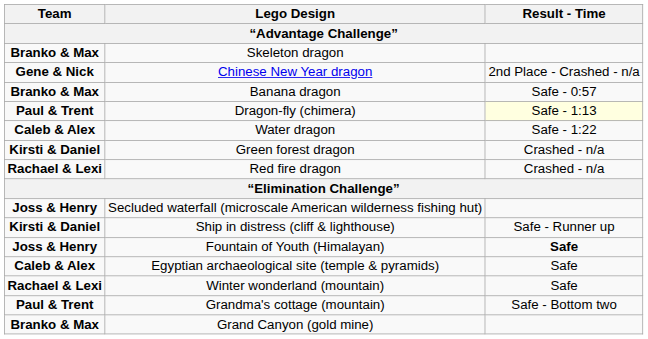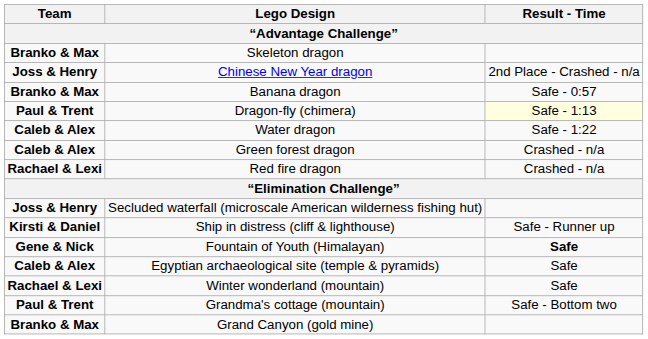(55, 72) Gene & Nick -> (55, 72) Joss & Henry
(55, 150) Kirsti & Daniel -> (55, 150) Caleb & Alex
(55, 247) Joss & Henry -> (55, 247) Gene & Nick
